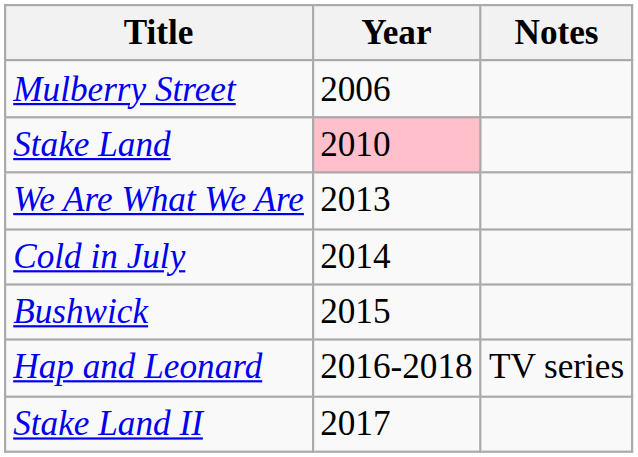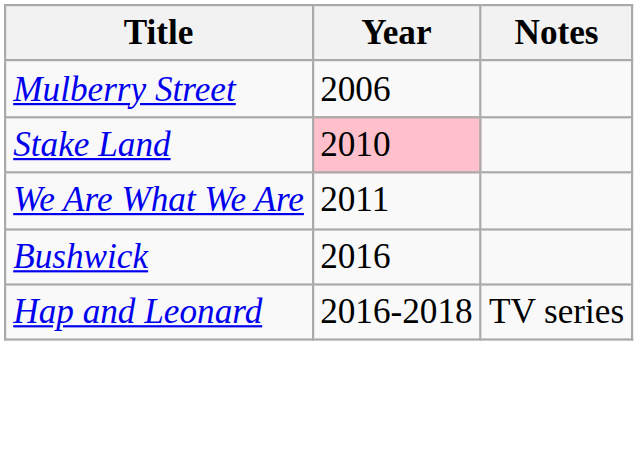(355, 199) 2013 -> (355, 199) 2011
- row: (99, 255)
(355, 311) 2015 -> (355, 255) 2016
- row: (108, 423)
